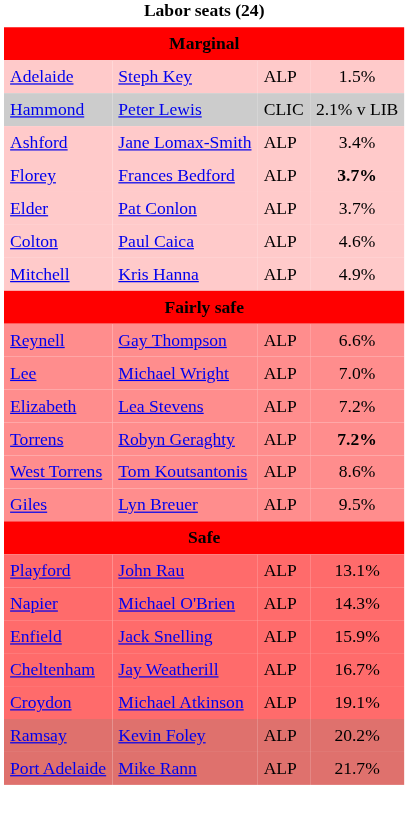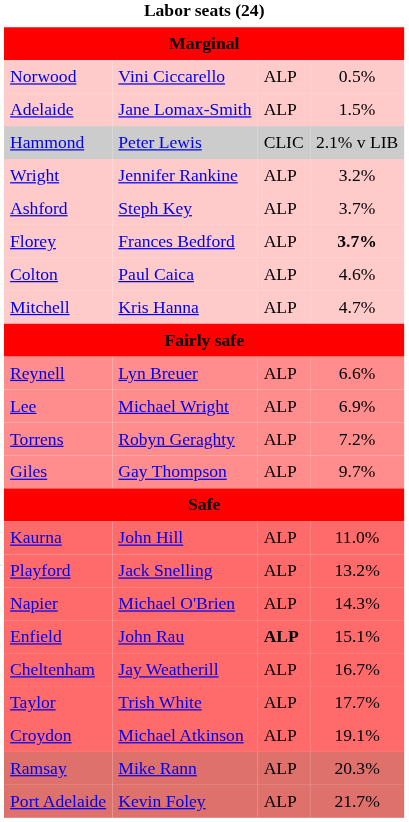+ row: (43, 76)
(155, 76) Steph Key -> (185, 109) Jane Lomax-Smith
+ row: (35, 175)
(185, 142) Jane Lomax-Smith -> (155, 208) Steph Key
(357, 142) 3.4% -> (357, 208) 3.7%
- row: (29, 208)
(357, 273) 4.9% -> (357, 306) 4.7%
(173, 339) Gay Thompson -> (158, 372) Lyn Breuer
(357, 372) 7.0% -> (357, 405) 6.9%
- row: (43, 405)
(357, 438) bold -> (357, 438) normal
- row: (56, 471)
(158, 504) Lyn Breuer -> (173, 471) Gay Thompson
(357, 504) 9.5% -> (357, 471) 9.7%
+ row: (36, 537)
(151, 570) John Rau -> (165, 570) Jack Snelling
(357, 570) 13.1% -> (357, 570) 13.2%
(165, 636) Jack Snelling -> (151, 636) John Rau
(280, 636) normal -> (281, 636) bold
(357, 636) 15.9% -> (357, 636) 15.1%
+ row: (33, 702)
(162, 735) Kevin Foley -> (158, 767) Mike Rann
(357, 735) 20.2% -> (357, 767) 20.3%
(158, 767) Mike Rann -> (162, 800) Kevin Foley
